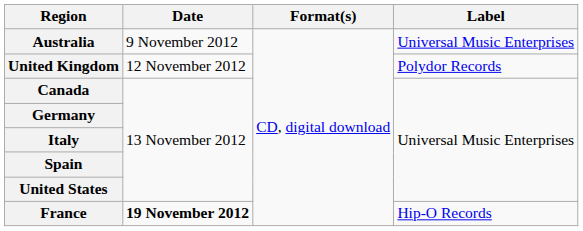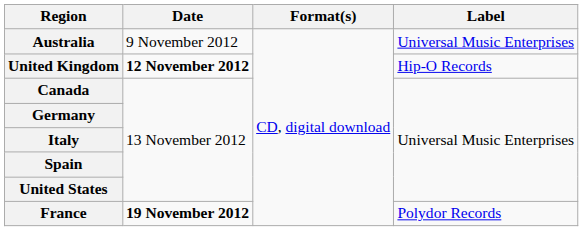(186, 66) normal -> (188, 66) bold
(449, 66) Polydor Records -> (445, 66) Hip-O Records
(445, 213) Hip-O Records -> (449, 213) Polydor Records
